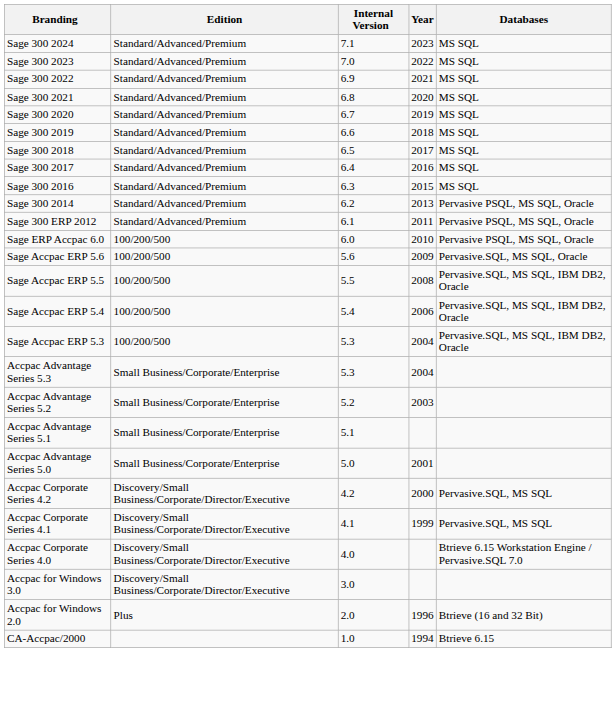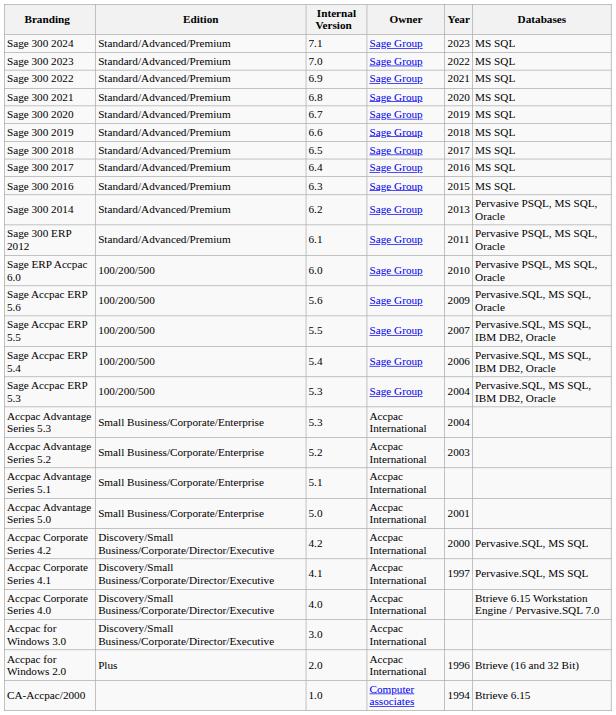+ column: (406, 19)
(422, 280) 2008 -> (459, 331) 2007
(422, 523) 1999 -> (459, 574) 1997
